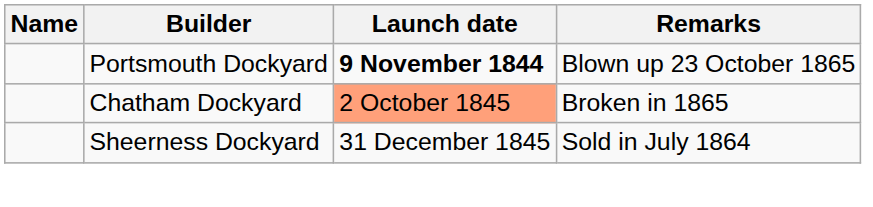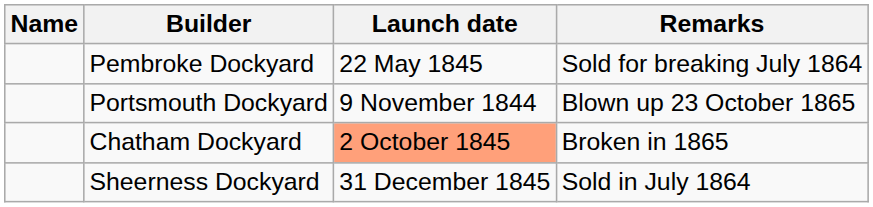+ row: (202, 63)
(441, 63) bold -> (438, 102) normal
